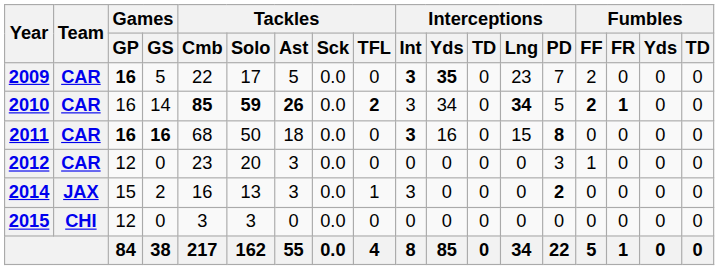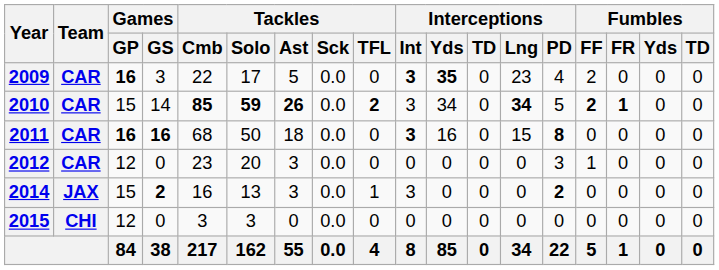(160, 76) 5 -> (160, 76) 3
(559, 76) 7 -> (559, 76) 4
(126, 105) 16 -> (126, 105) 15
(160, 192) normal -> (160, 192) bold
